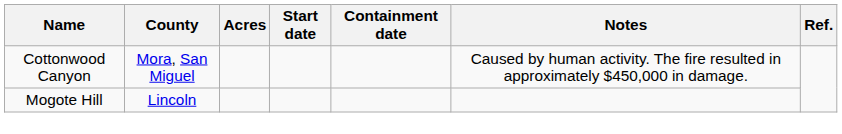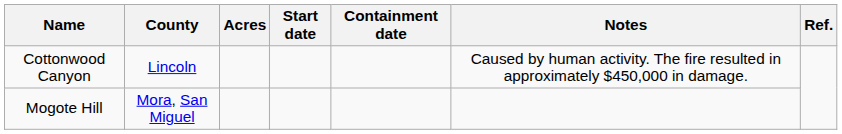(172, 66) Mora, San Miguel -> (172, 66) Lincoln
(172, 99) Lincoln -> (172, 108) Mora, San Miguel
